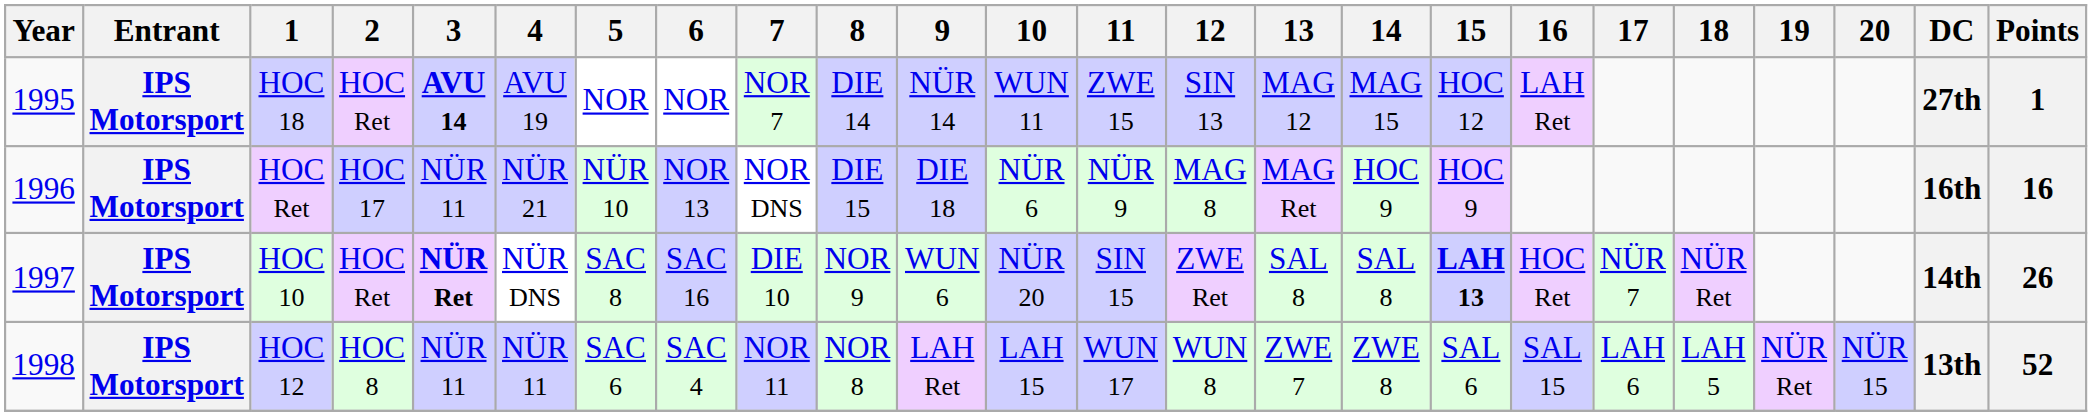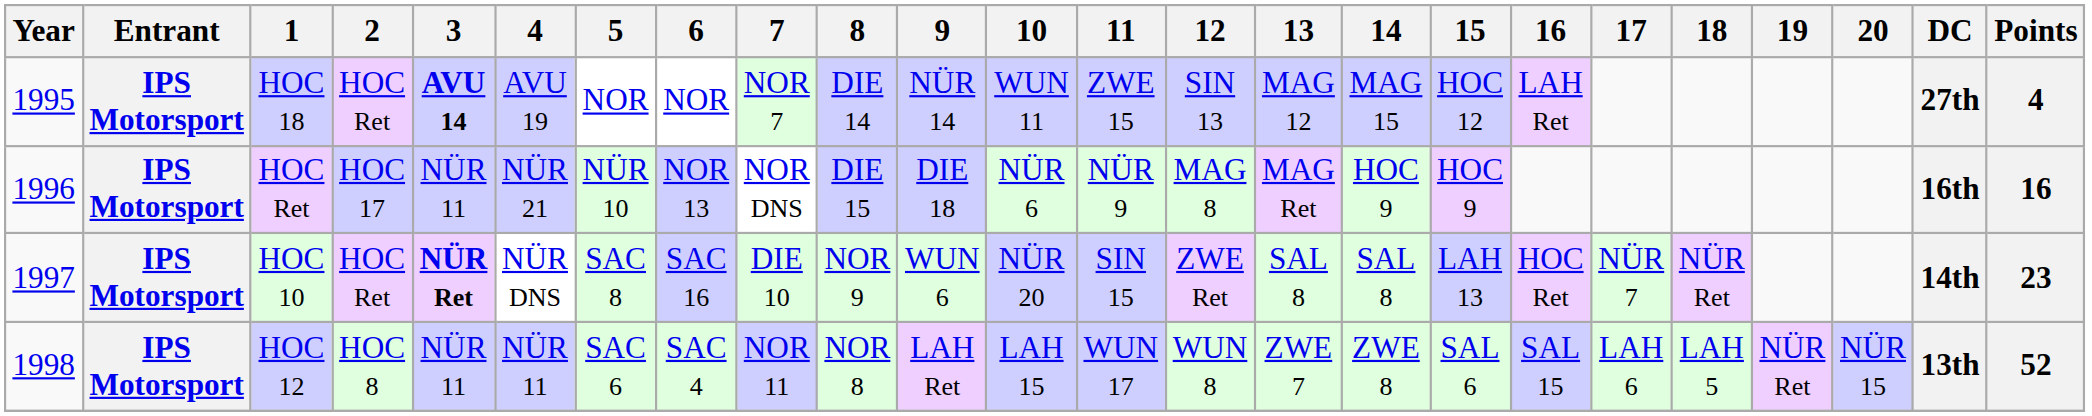(2038, 100) 1 -> (2036, 100) 4
(1471, 277) bold -> (1470, 277) normal
(2038, 277) 26 -> (2036, 277) 23
